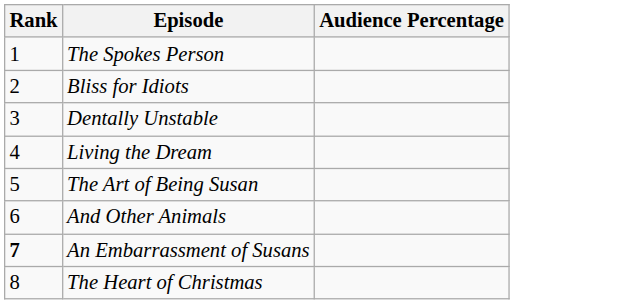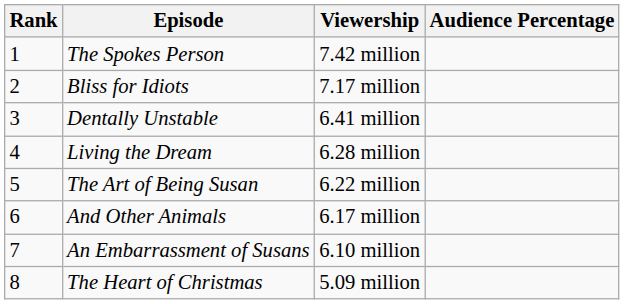+ column: (370, 20)
(15, 250) bold -> (15, 250) normal
